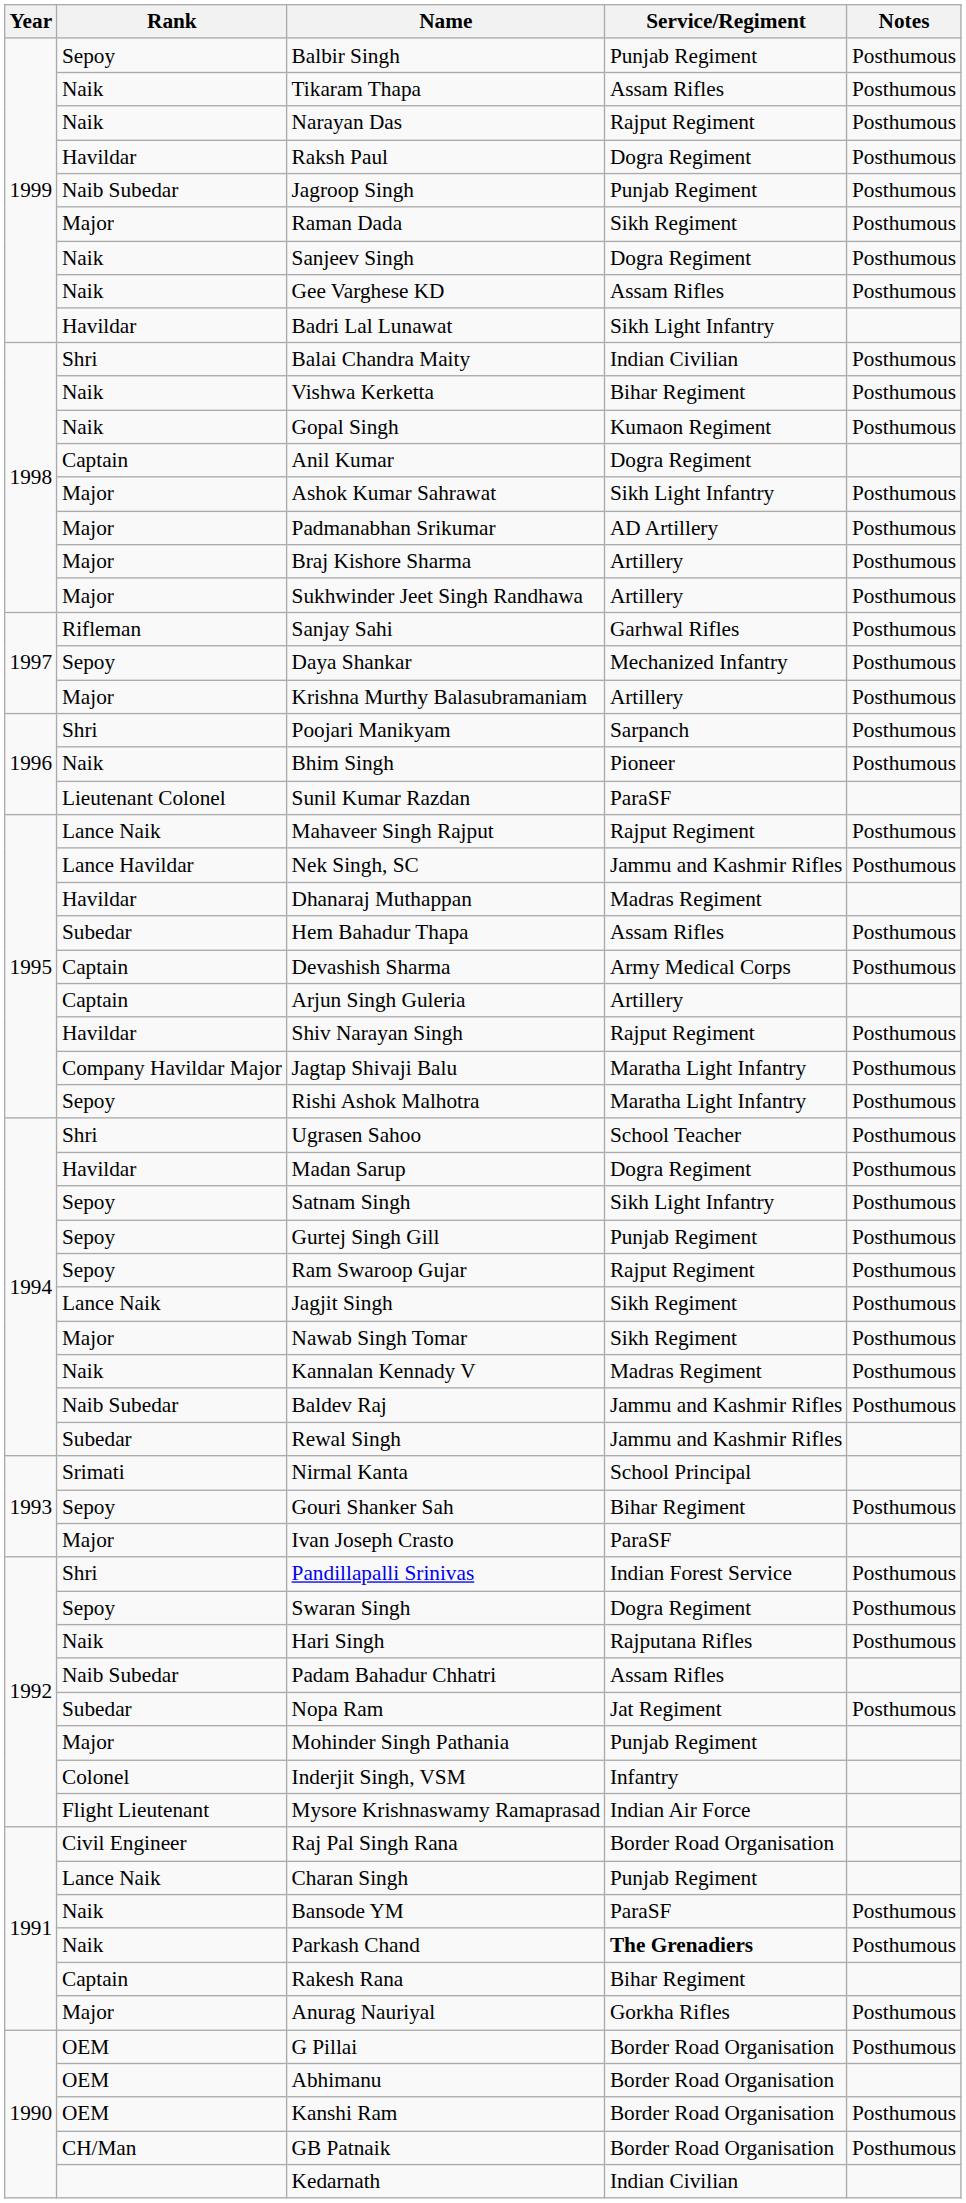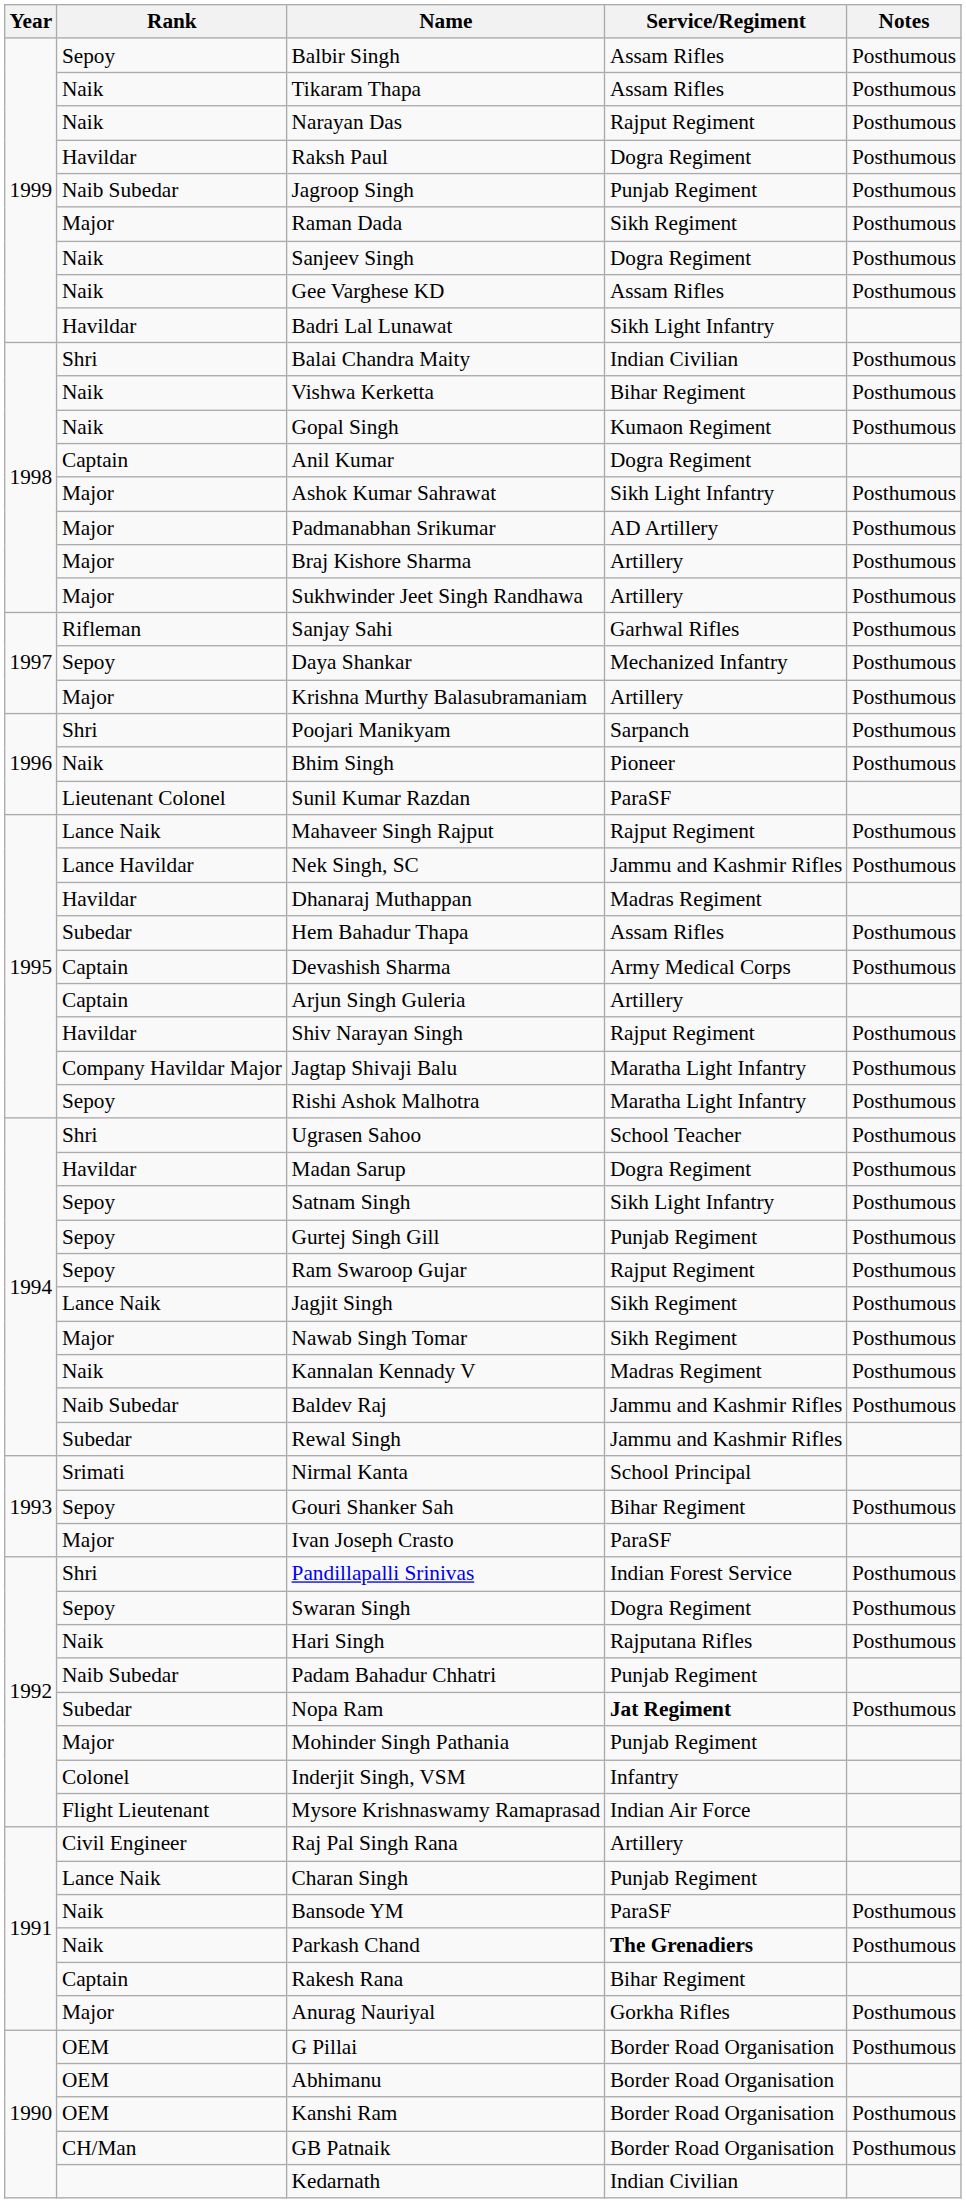(683, 55) Punjab Regiment -> (667, 55) Assam Rifles
(667, 1675) Assam Rifles -> (683, 1675) Punjab Regiment
(666, 1708) normal -> (670, 1708) bold
(722, 1843) Border Road Organisation -> (647, 1843) Artillery
